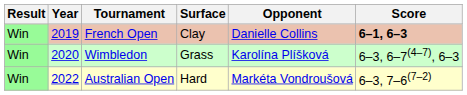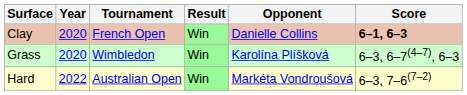columns swapped: (26, 14) <-> (203, 14)
(65, 34) 2019 -> (73, 34) 2020
